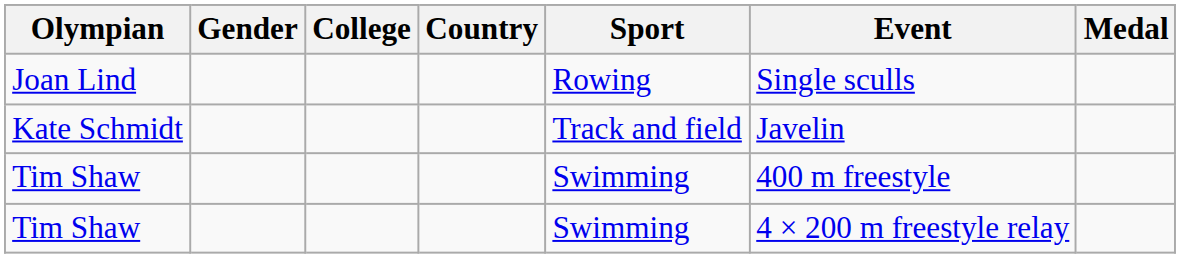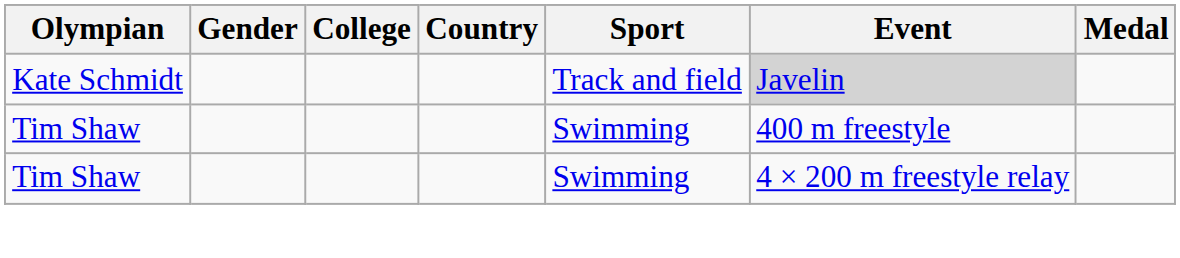- row: (74, 78)
(800, 128) no background -> (800, 78) lightgrey background
